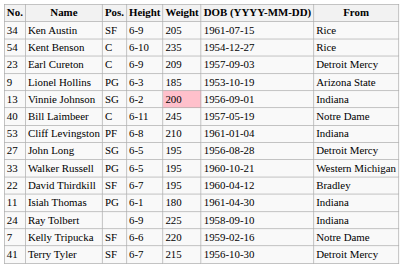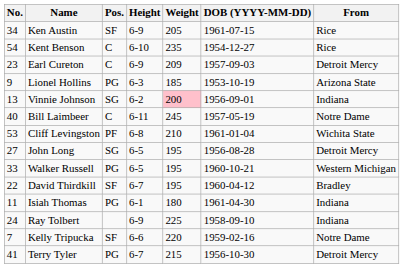(332, 133) Indiana -> (345, 133) Wichita State
(111, 254) SF -> (112, 254) PG
